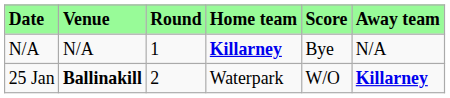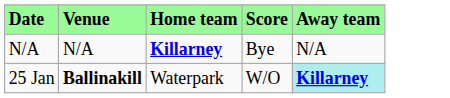- column: (176, 19)
(392, 77) no background -> (332, 77) paleturquoise background
